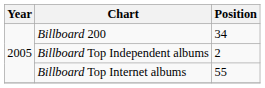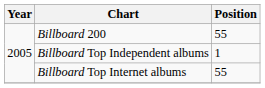(221, 33) 34 -> (221, 33) 55
(218, 53) 2 -> (218, 53) 1
